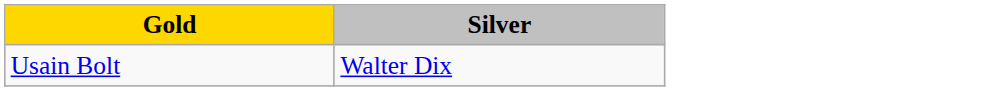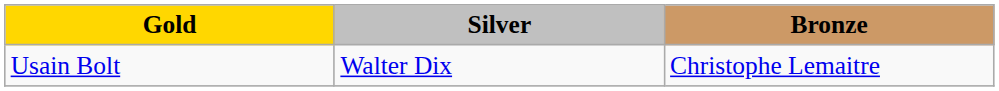+ column: (829, 24)
